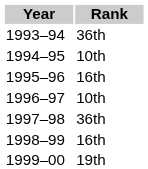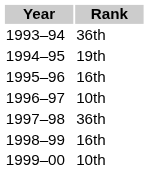(91, 56) 10th -> (91, 56) 19th
(91, 160) 19th -> (91, 160) 10th
